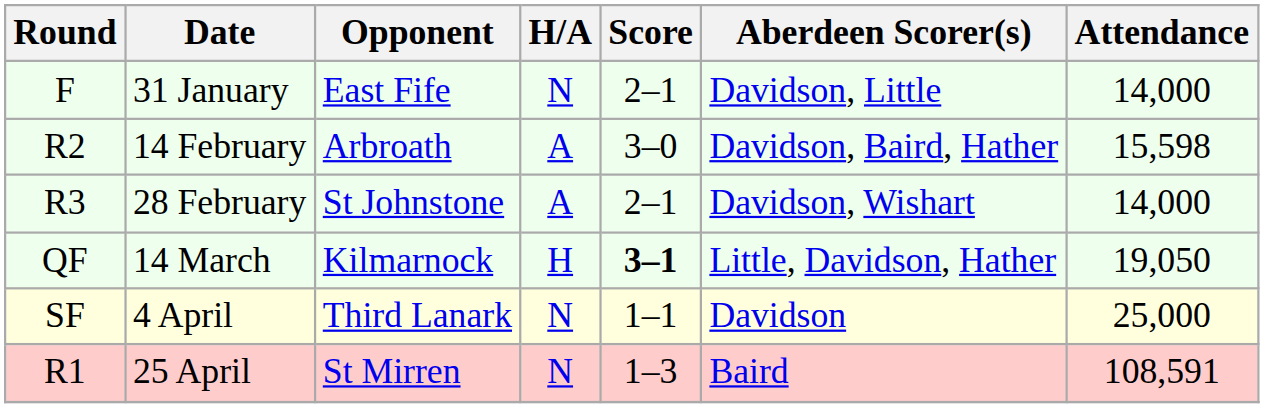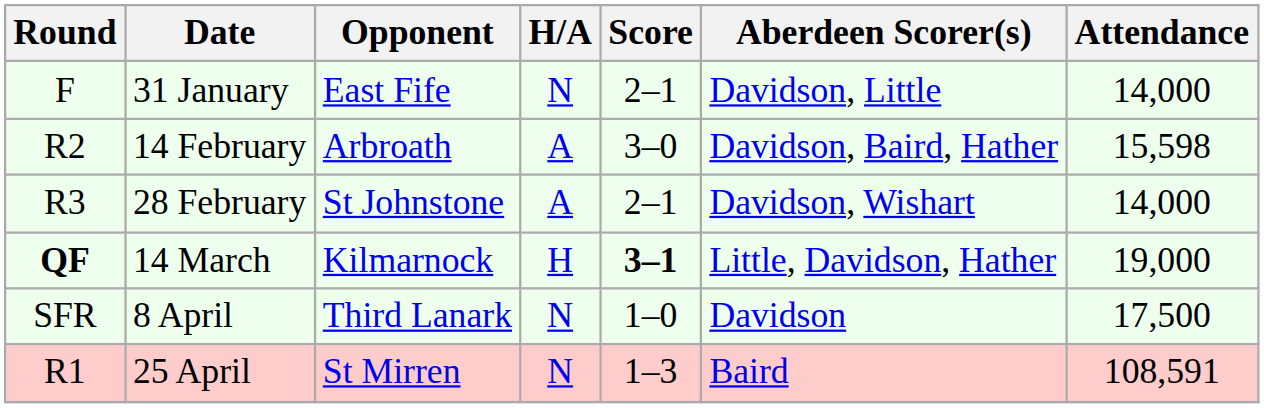(65, 259) normal -> (65, 259) bold
(1162, 259) 19,050 -> (1162, 259) 19,000
- row: (183, 315)
+ row: (183, 315)
